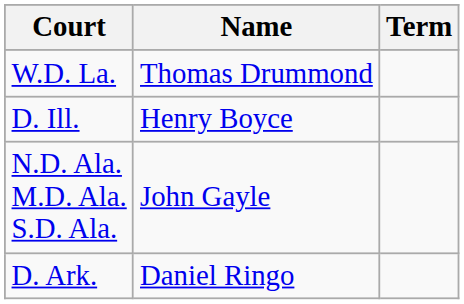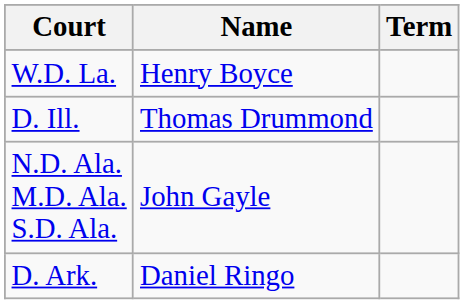(256, 73) Thomas Drummond -> (216, 73) Henry Boyce
(216, 118) Henry Boyce -> (256, 118) Thomas Drummond
